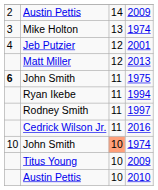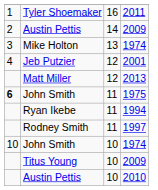+ row: (62, 12)
- row: (65, 128)
(117, 144) lightsalmon background -> (112, 144) no background
